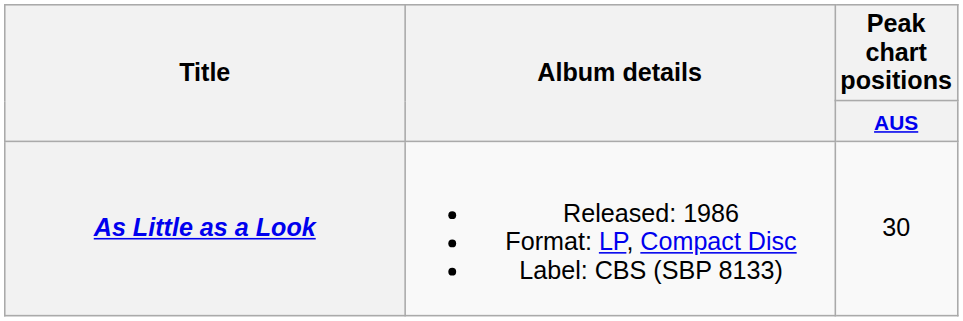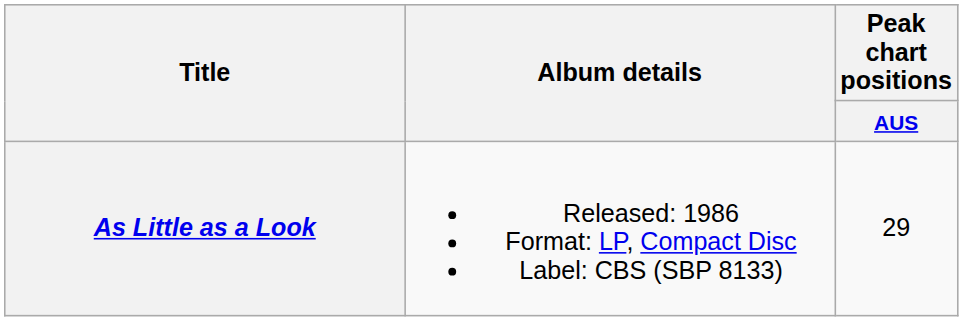(896, 228) 30 -> (896, 228) 29
